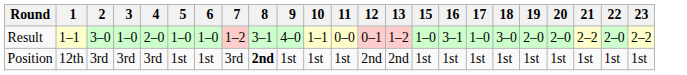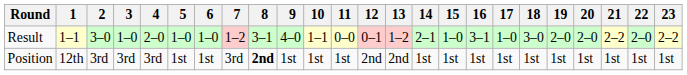+ column: (426, 15)
